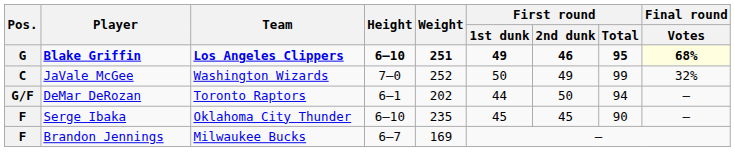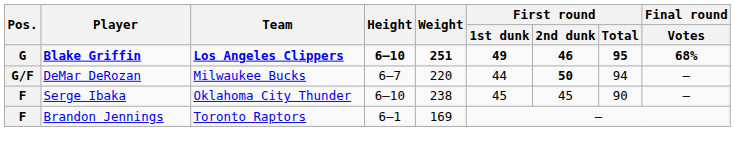(686, 55) lightyellow background -> (686, 55) no background
- row: (89, 76)
(250, 96) Toronto Raptors -> (250, 76) Milwaukee Bucks
(390, 96) 6–1 -> (390, 76) 6–7
(441, 96) 202 -> (441, 76) 220
(566, 96) normal -> (566, 76) bold
(441, 116) 235 -> (441, 96) 238
(250, 137) Milwaukee Bucks -> (250, 116) Toronto Raptors
(390, 137) 6–7 -> (390, 116) 6–1
